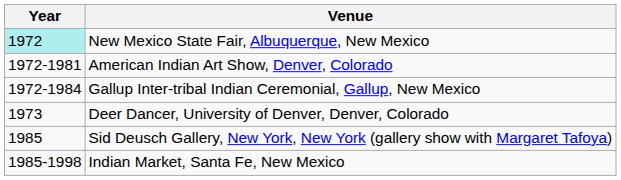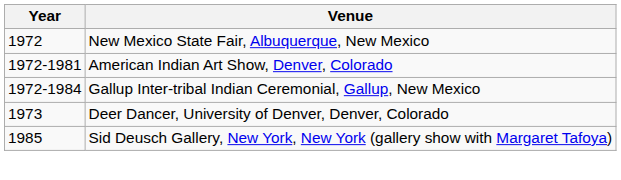(25, 41) paleturquoise background -> (25, 41) no background
- row: (217, 162)
